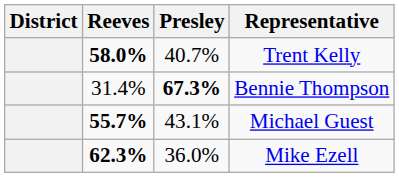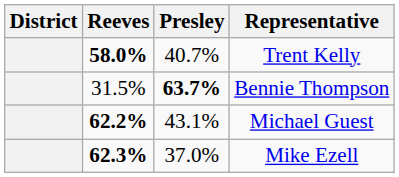(118, 88) 31.4% -> (118, 88) 31.5%
(192, 88) 67.3% -> (192, 88) 63.7%
(118, 121) 55.7% -> (118, 121) 62.2%
(192, 155) 36.0% -> (192, 155) 37.0%
